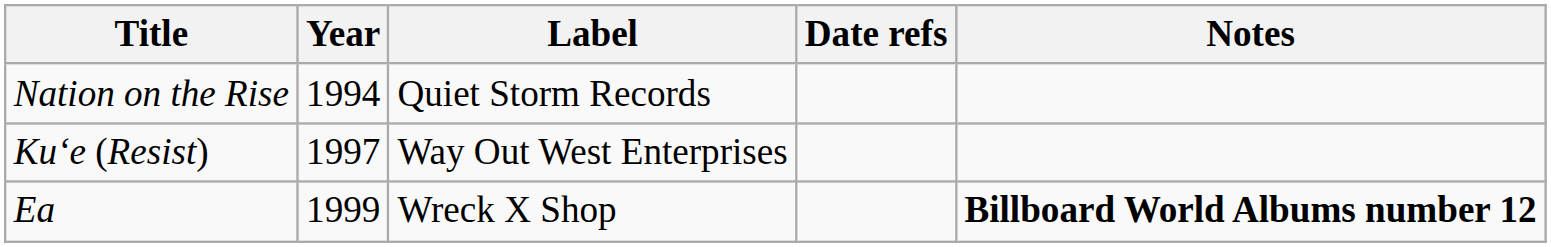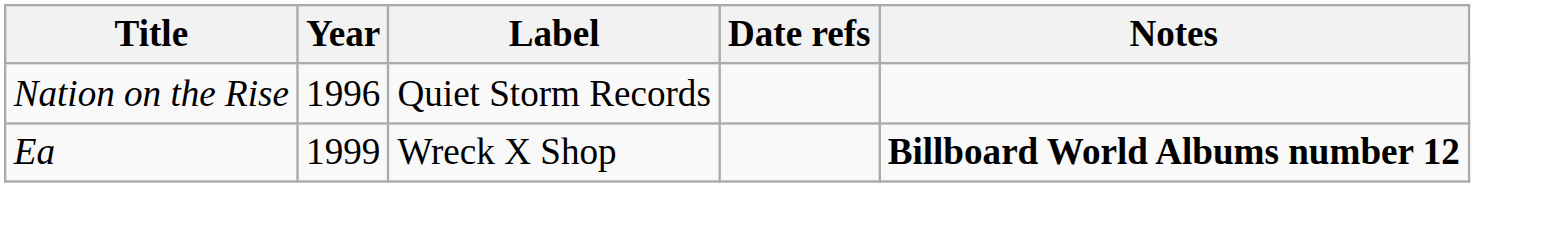(343, 92) 1994 -> (343, 92) 1996
- row: (111, 151)
